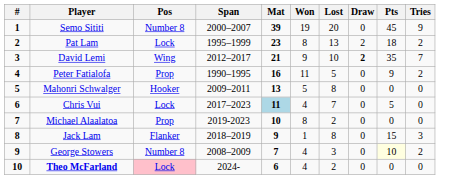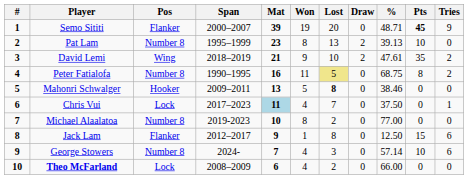+ column: (391, 12)
(165, 27) Number 8 -> (165, 27) Flanker
(391, 27) normal -> (420, 27) bold
(165, 43) Lock -> (165, 43) Number 8
(391, 43) 18 -> (420, 43) 10
(420, 43) 2 -> (449, 43) 0
(229, 58) 2012–2017 -> (229, 58) 2018–2019
(363, 58) bold -> (363, 58) normal
(420, 58) 7 -> (449, 58) 2
(165, 74) Prop -> (165, 74) Number 8
(334, 74) no background -> (334, 74) khaki background
(391, 74) 9 -> (420, 74) 8
(334, 89) normal -> (334, 89) bold
(391, 105) 5 -> (420, 105) 0
(420, 105) 0 -> (449, 105) 1
(165, 120) Prop -> (165, 120) Number 8
(229, 136) 2018–2019 -> (229, 136) 2012–2017
(420, 136) 3 -> (449, 136) 6
(229, 151) 2008–2009 -> (229, 151) 2024-
(391, 151) lightyellow background -> (420, 151) no background
(420, 151) 2 -> (449, 151) 6
(165, 167) pink background -> (165, 167) no background
(229, 167) 2024- -> (229, 167) 2008–2009
